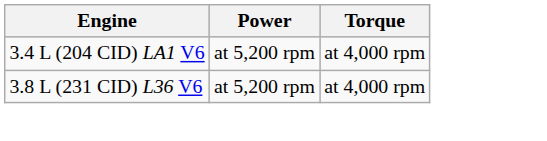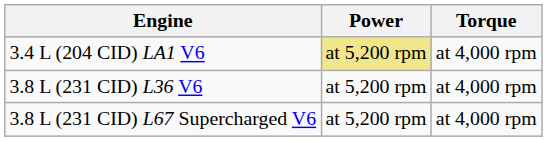(264, 53) no background -> (376, 53) khaki background
+ row: (163, 118)
